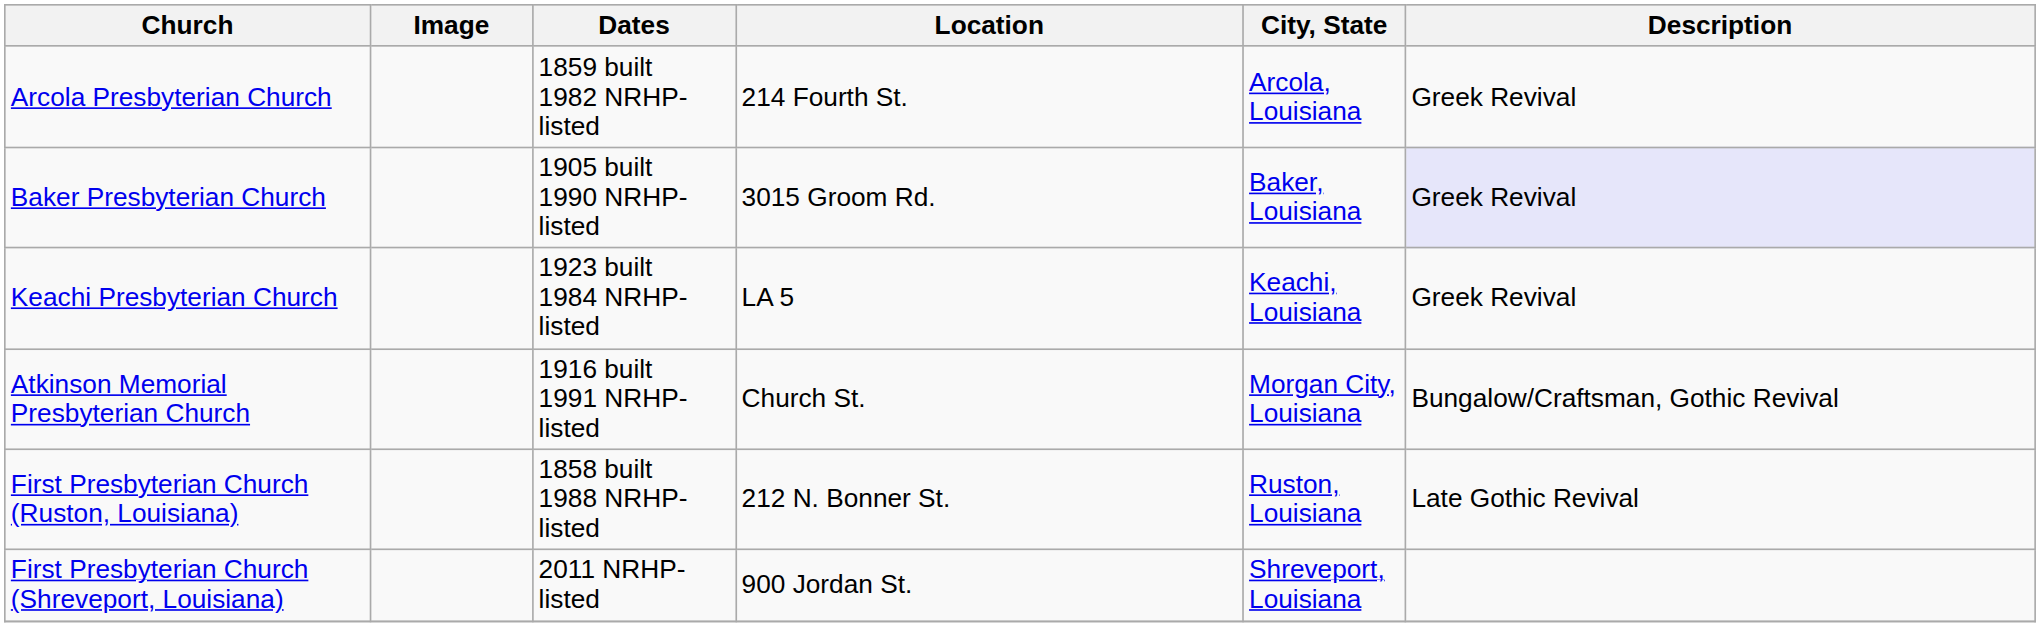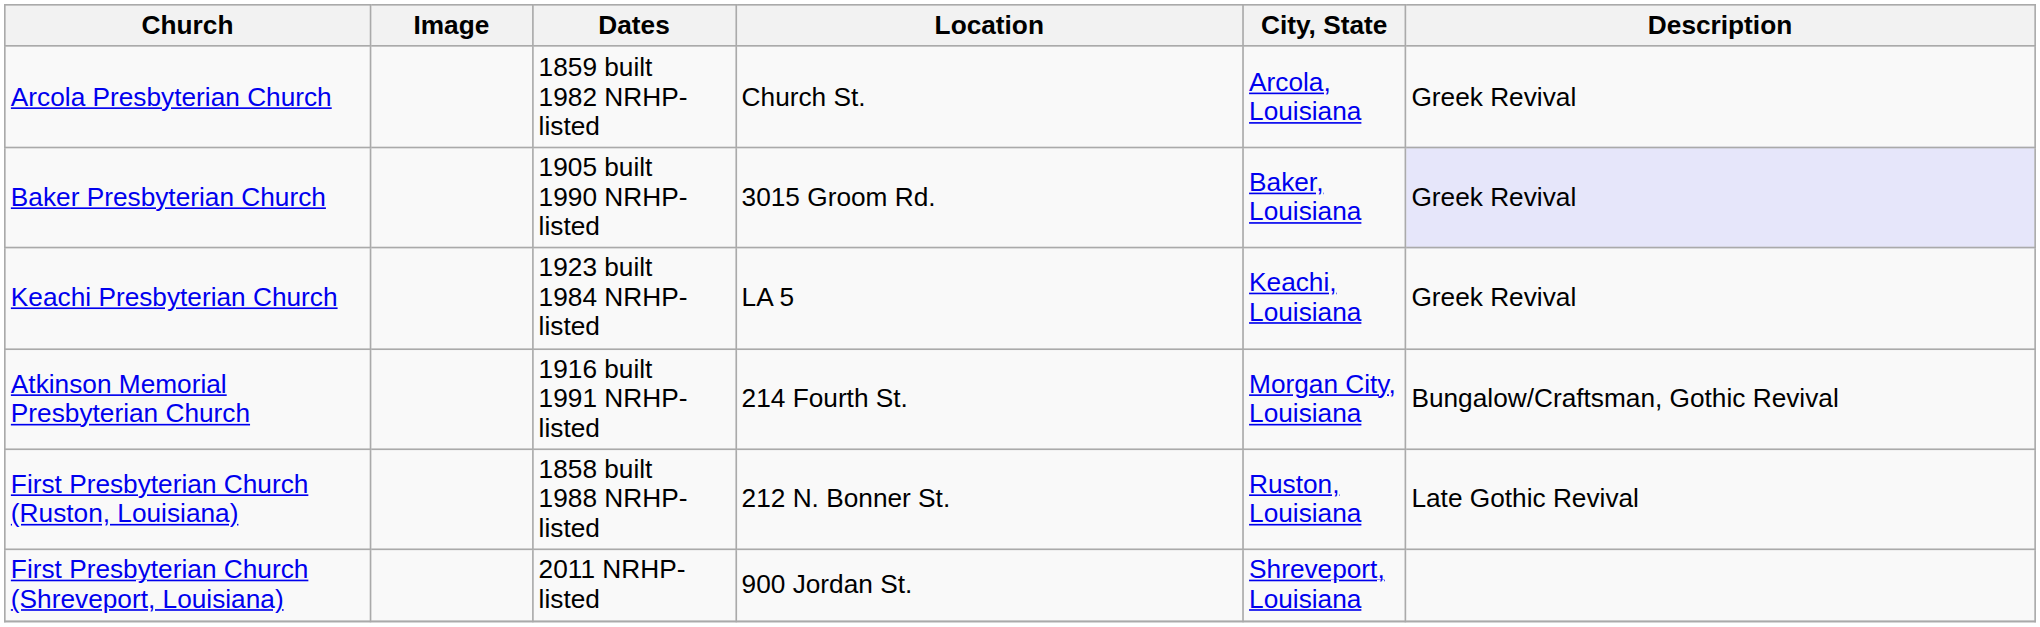(825, 96) 214 Fourth St. -> (804, 96) Church St.
(804, 398) Church St. -> (825, 398) 214 Fourth St.
